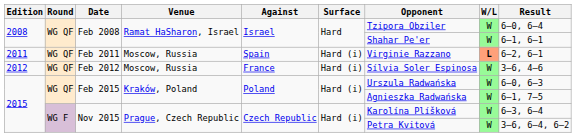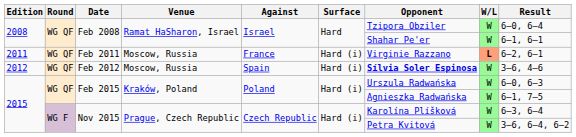(256, 54) Spain -> (259, 54) France
(259, 68) France -> (256, 68) Spain
(422, 68) normal -> (422, 68) bold
